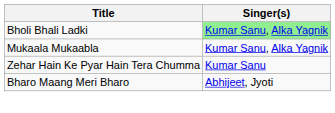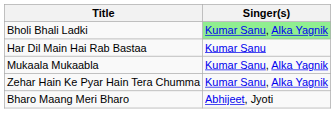+ row: (77, 48)
(235, 65) Kumar Sanu -> (267, 83) Kumar Sanu, Alka Yagnik
